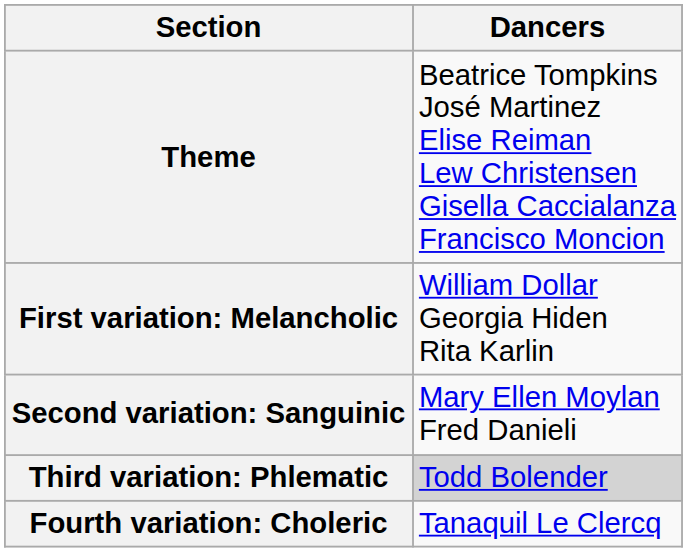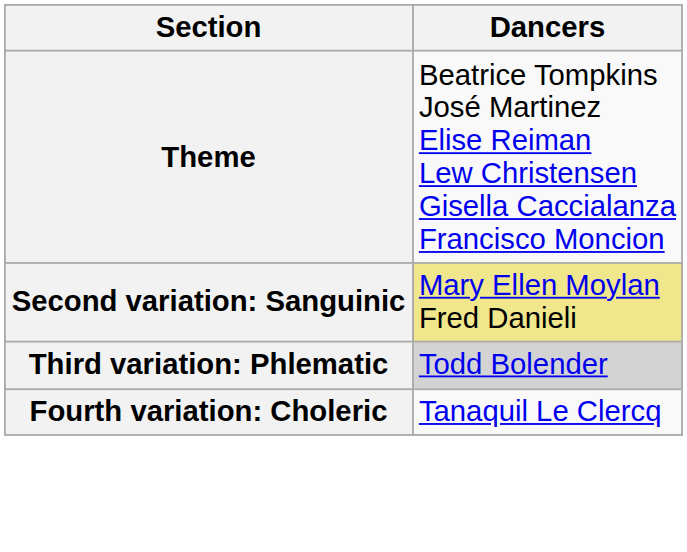- row: (209, 318)
(539, 414) no background -> (539, 301) khaki background
